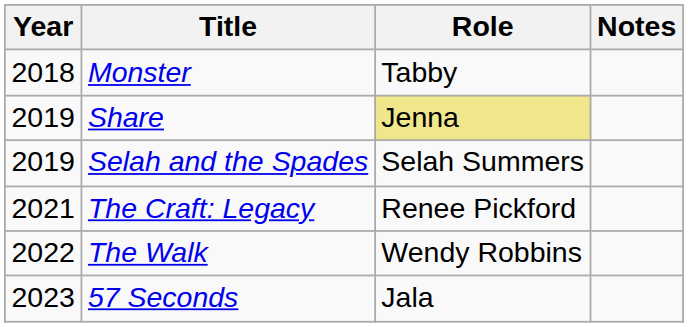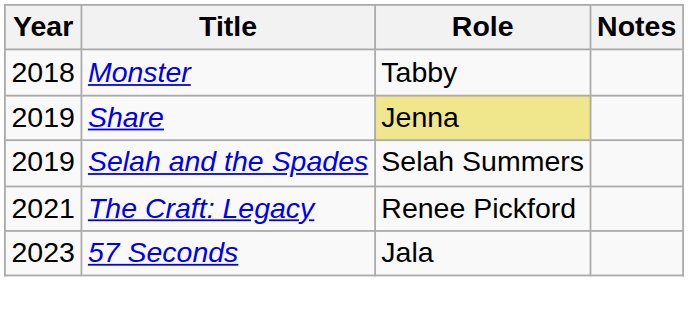- row: (148, 252)
